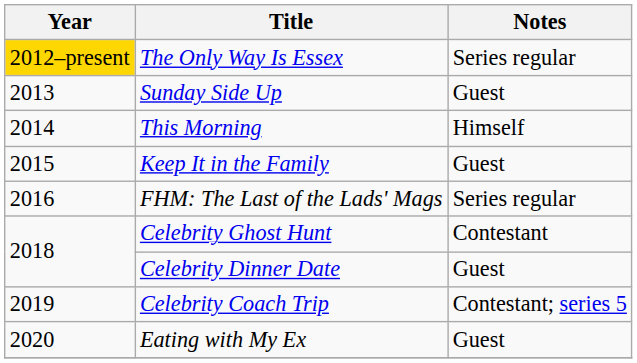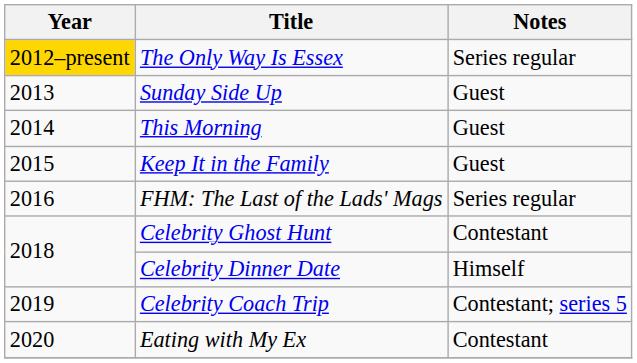(489, 127) Himself -> (479, 127) Guest
(479, 269) Guest -> (489, 269) Himself
(479, 339) Guest -> (500, 339) Contestant
